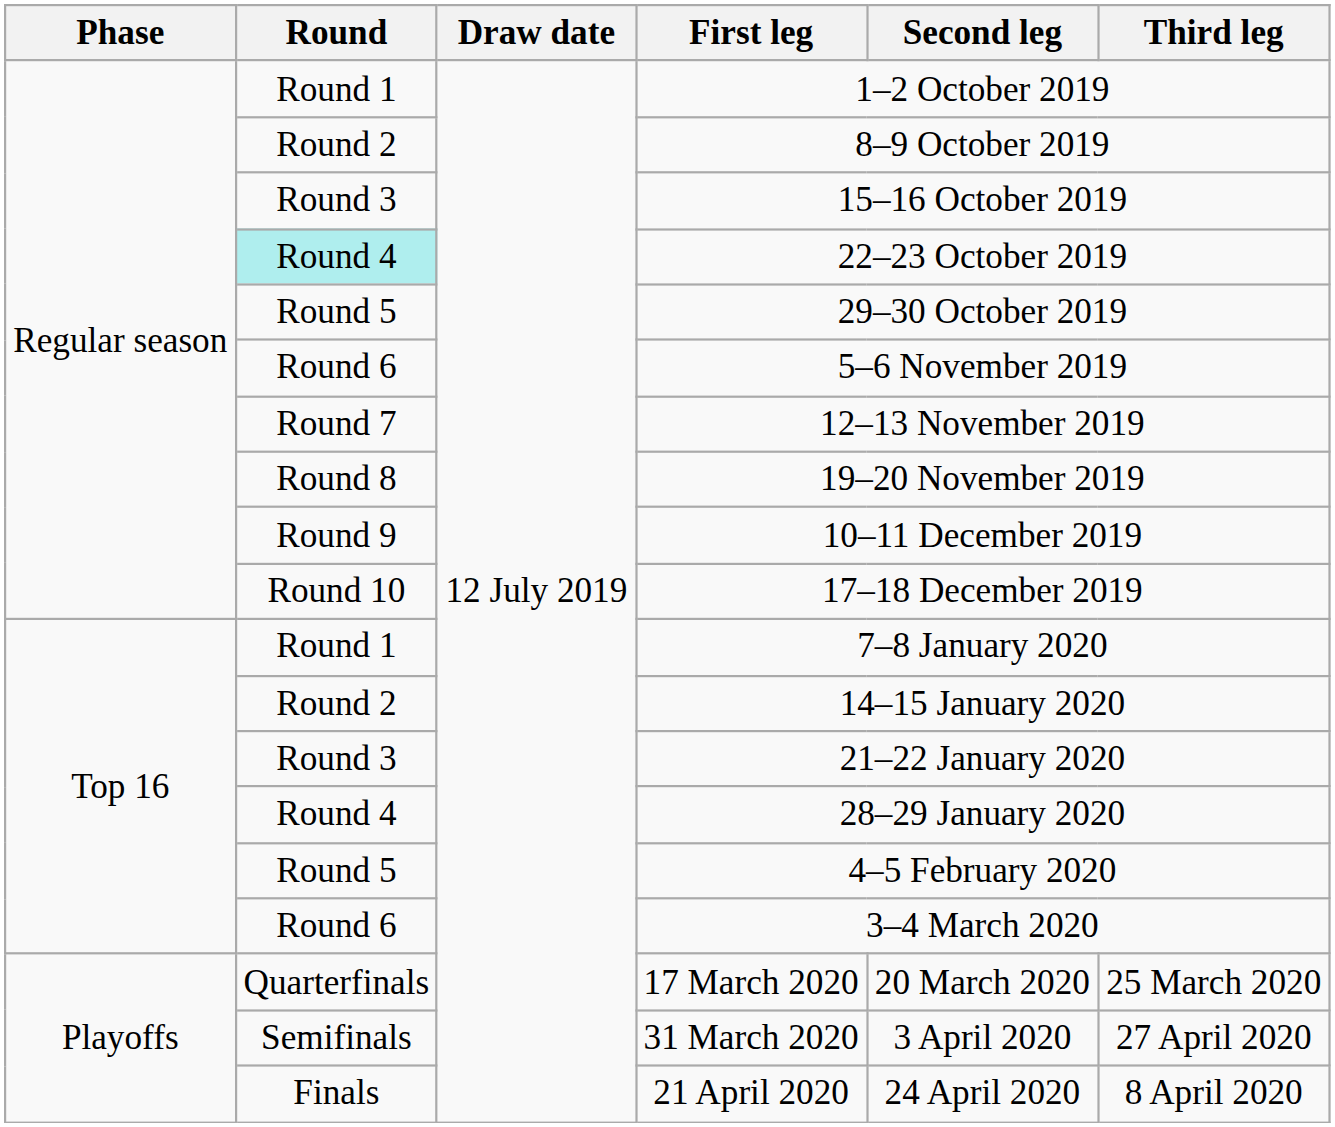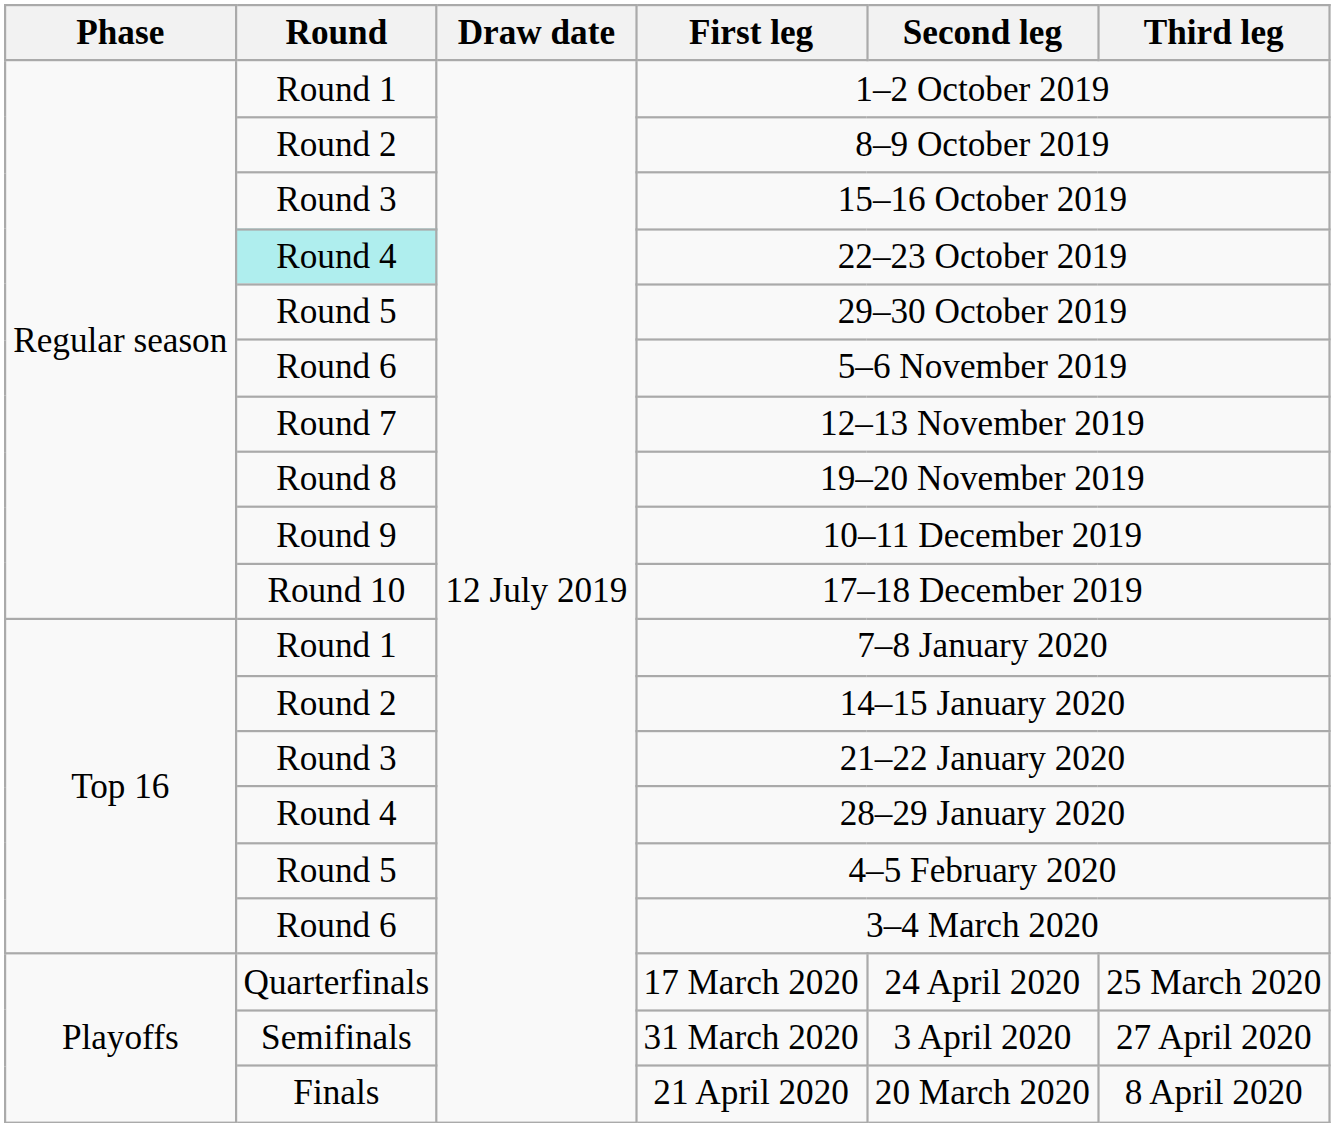(982, 981) 20 March 2020 -> (982, 981) 24 April 2020
(982, 1093) 24 April 2020 -> (982, 1093) 20 March 2020
